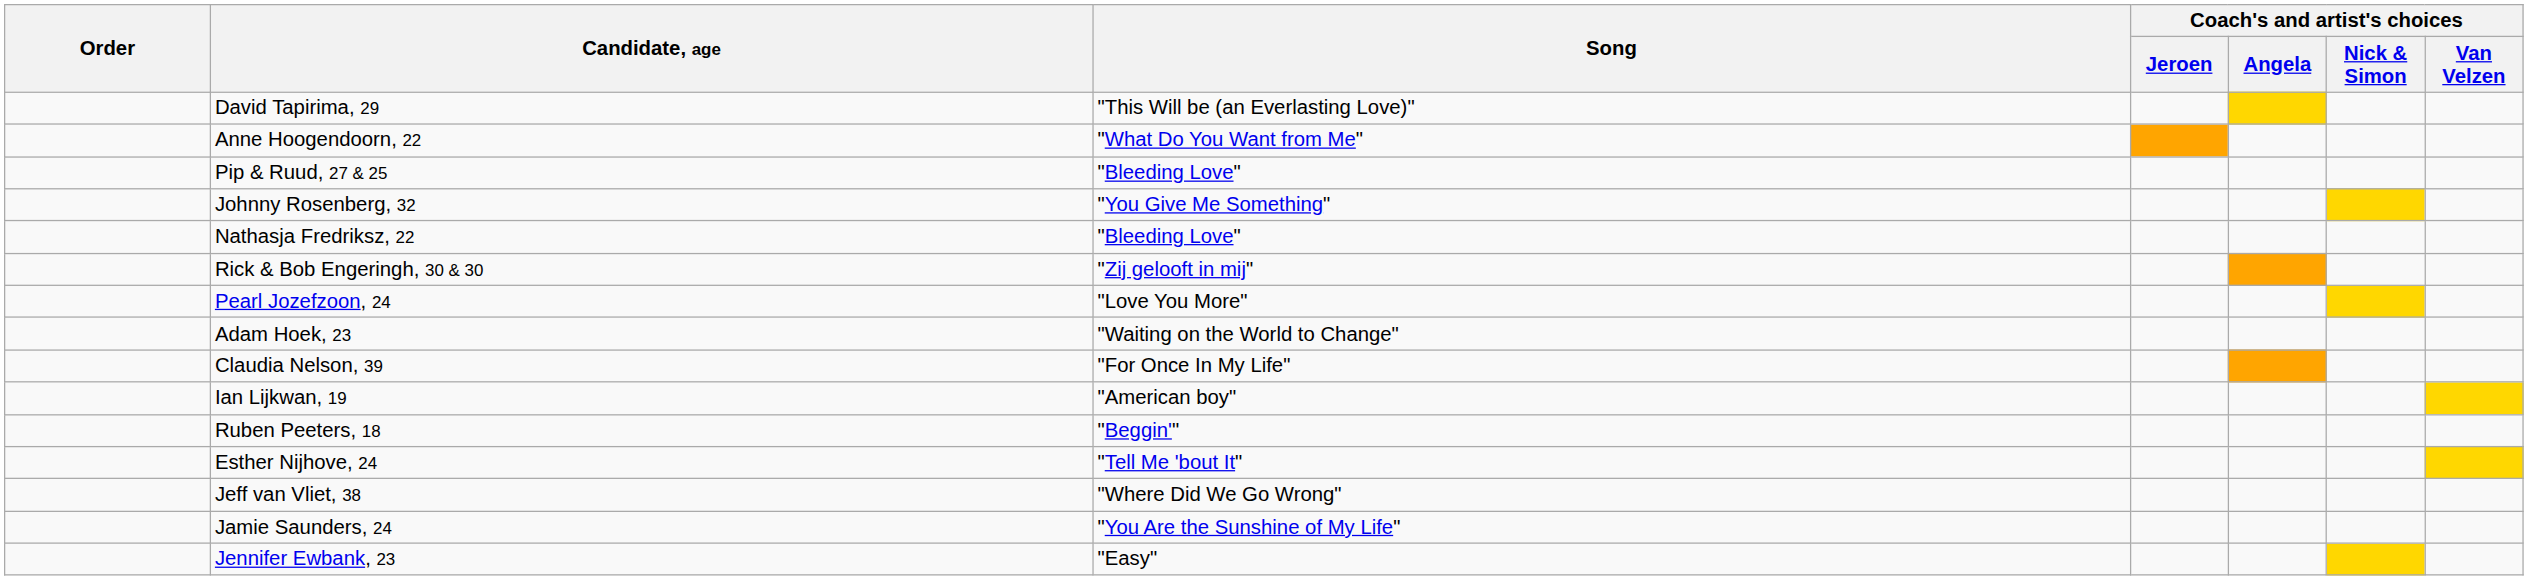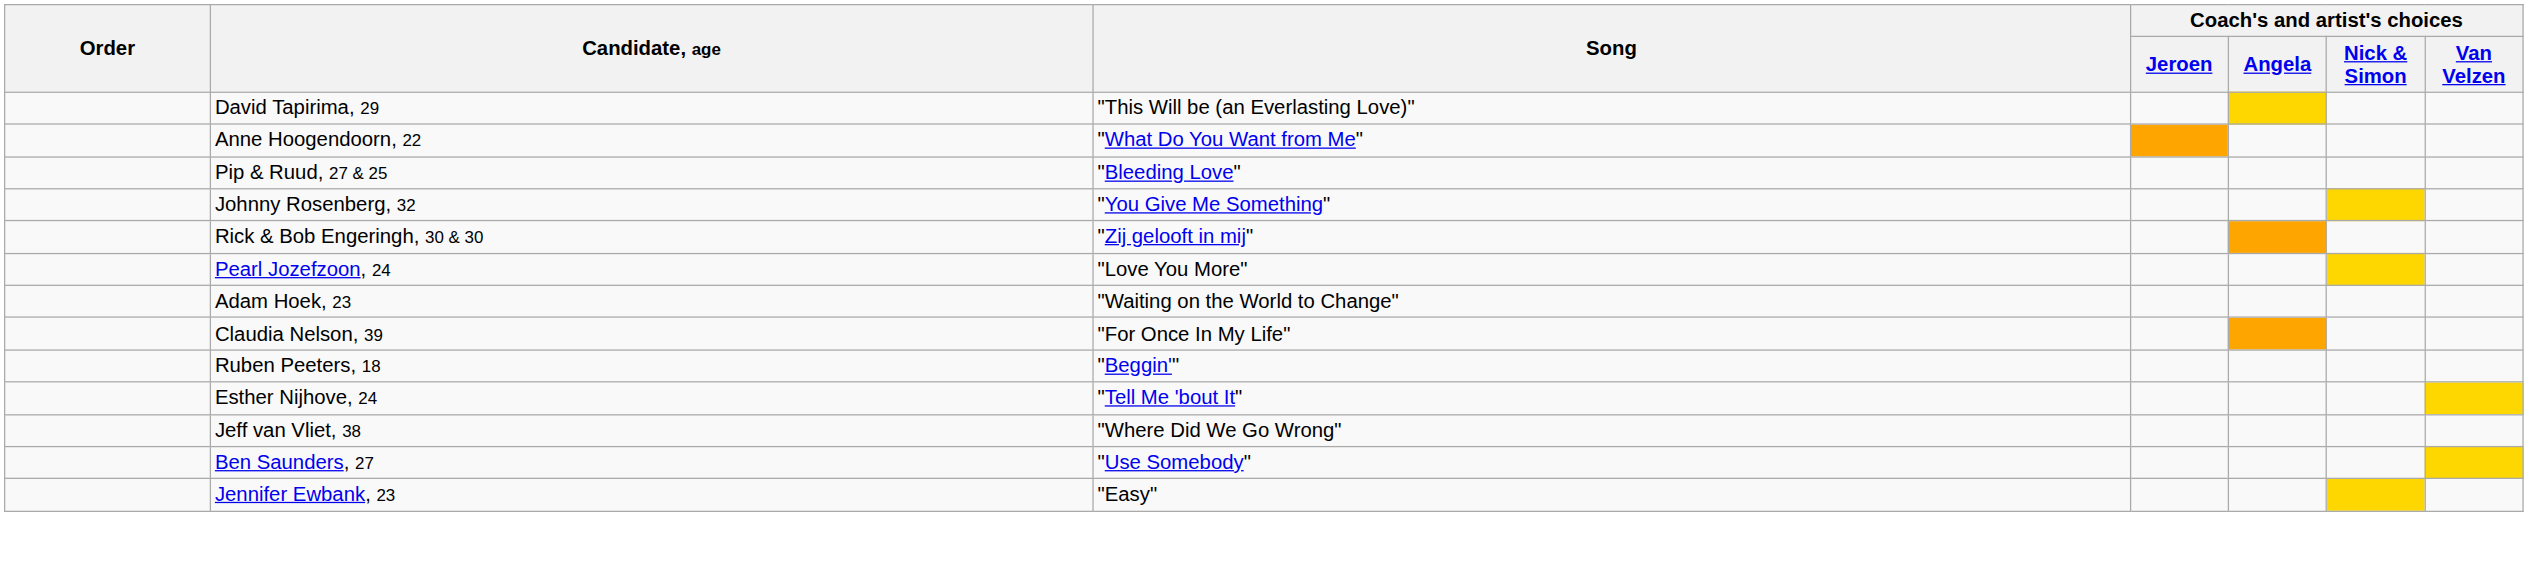- row: (315, 236)
- row: (281, 397)
+ row: (294, 462)
- row: (303, 526)
